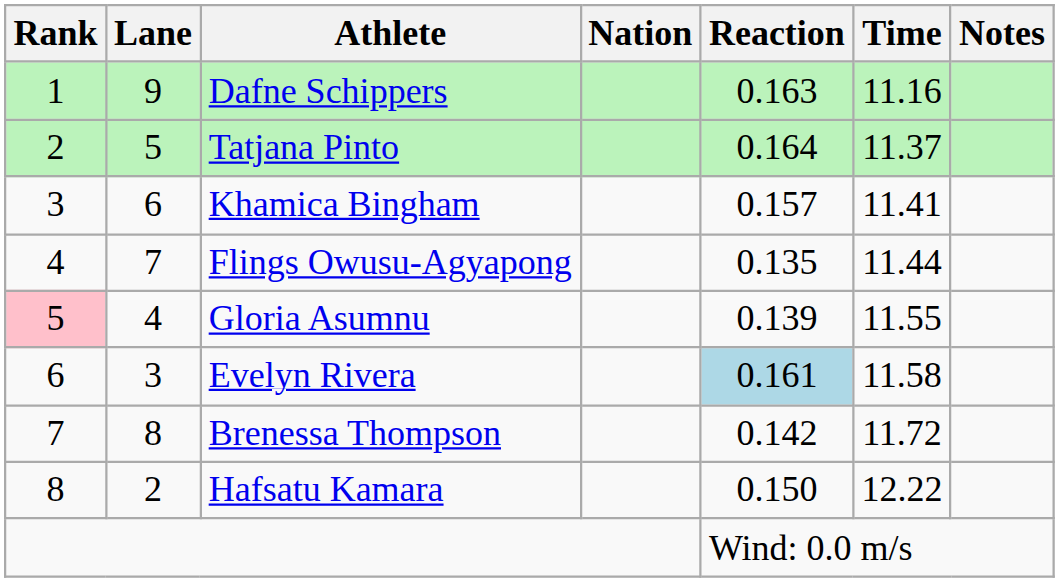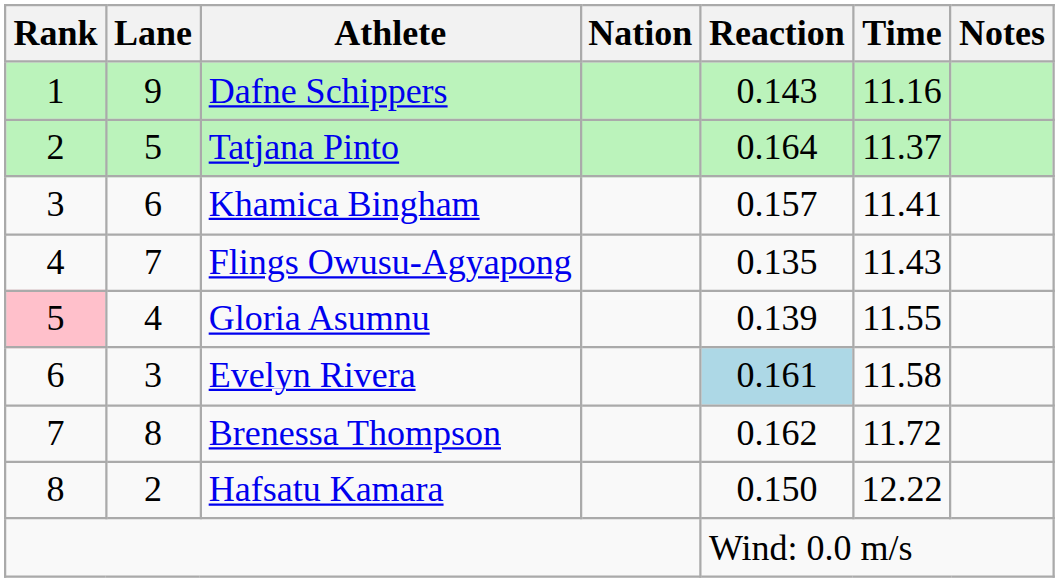(777, 90) 0.163 -> (777, 90) 0.143
(902, 261) 11.44 -> (902, 261) 11.43
(777, 432) 0.142 -> (777, 432) 0.162
